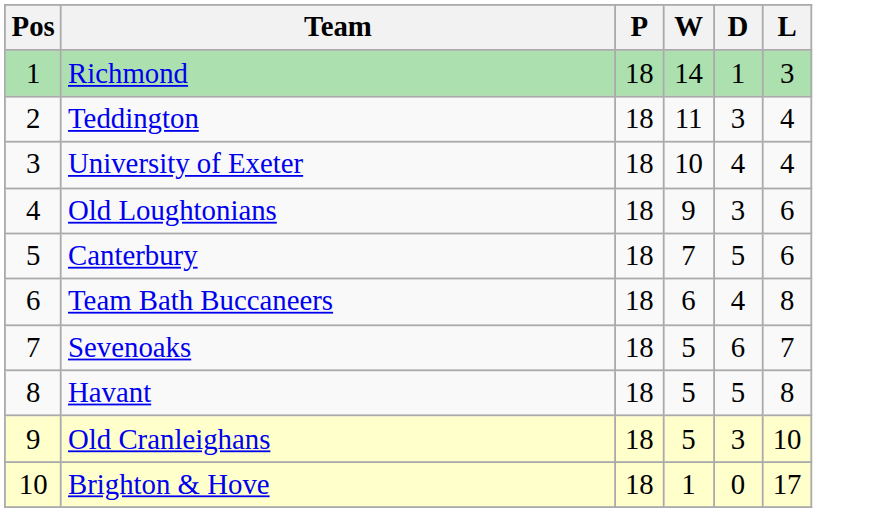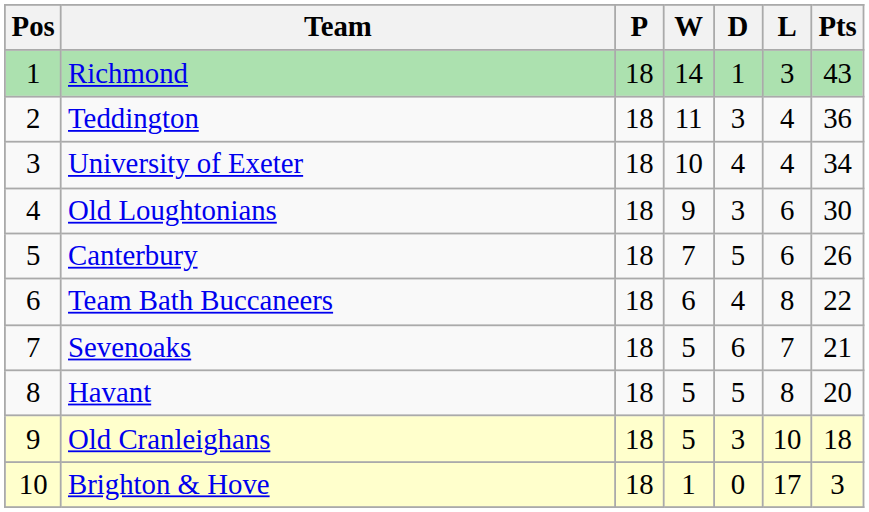+ column: (838, 27)
